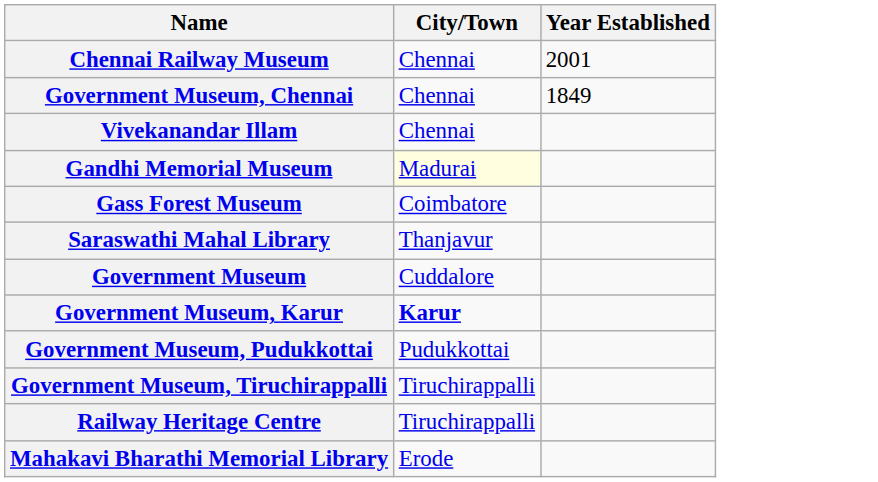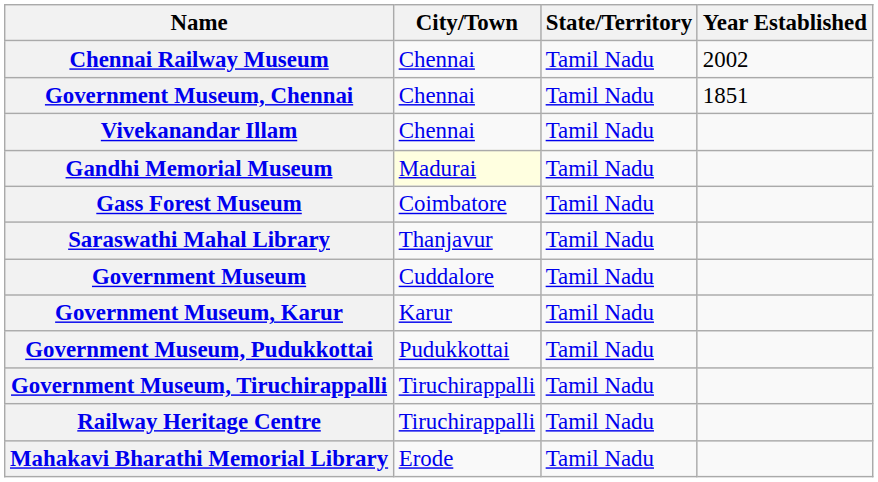+ column: (619, 22)
(569, 58) 2001 -> (726, 58) 2002
(569, 95) 1849 -> (726, 95) 1851
(430, 312) bold -> (425, 312) normal
